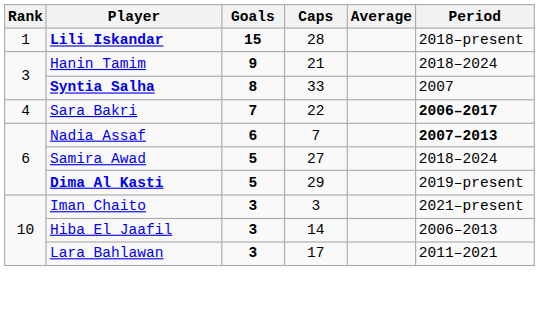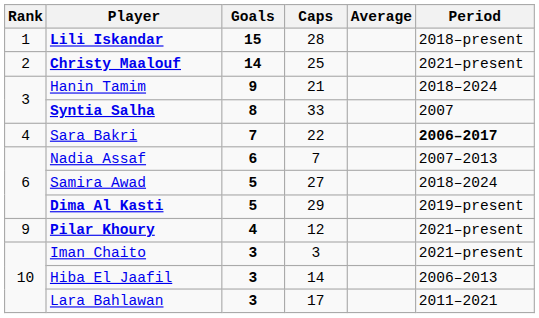+ row: (115, 64)
(458, 135) bold -> (458, 159) normal
+ row: (102, 230)
